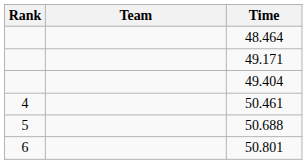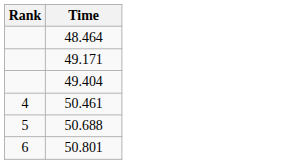- column: (136, 15)
